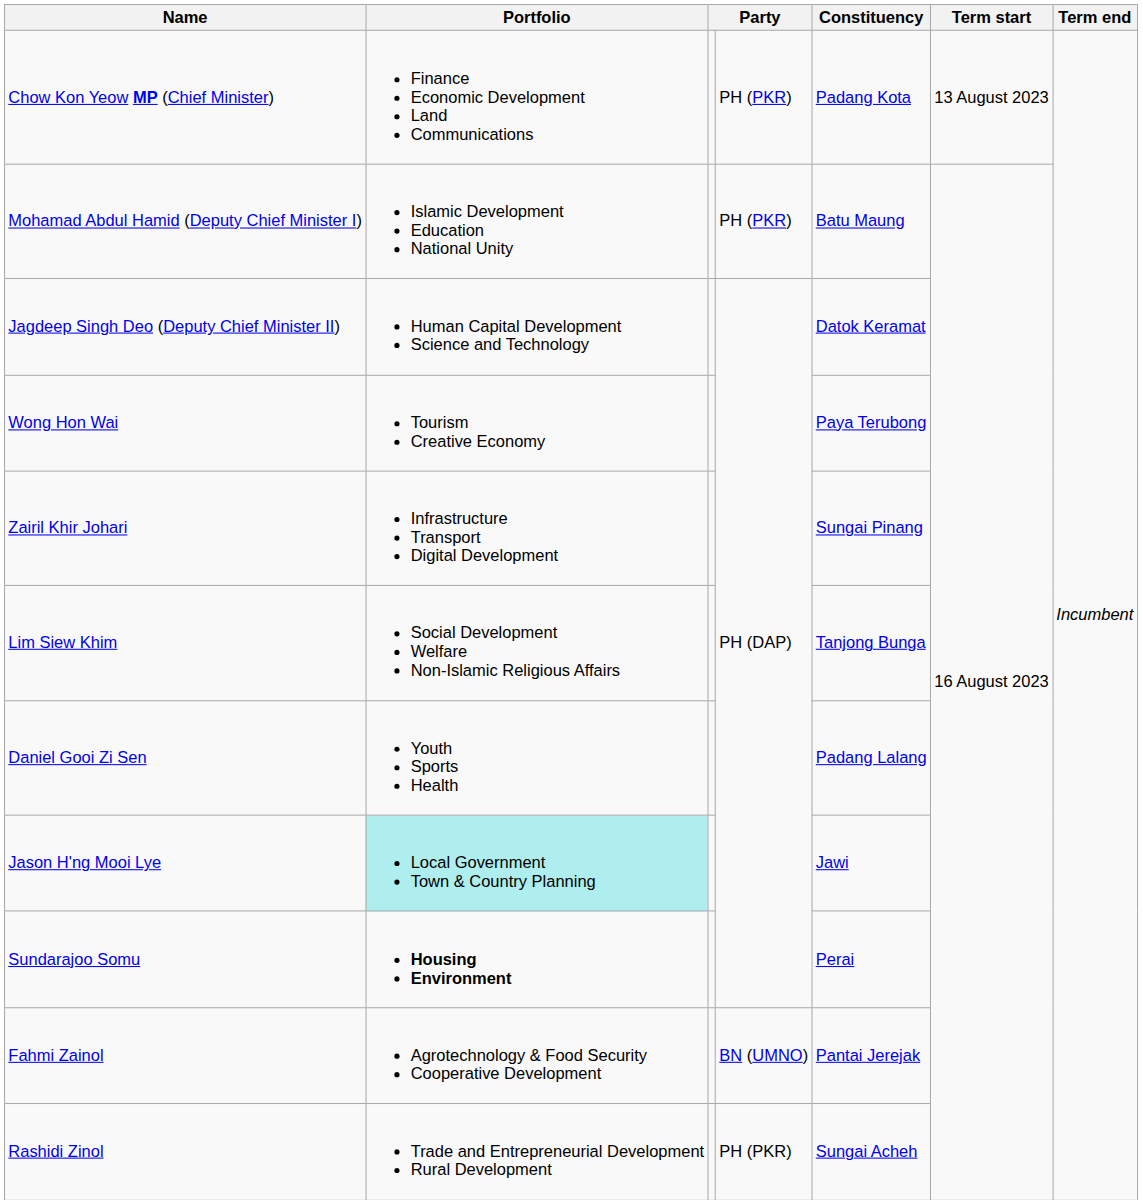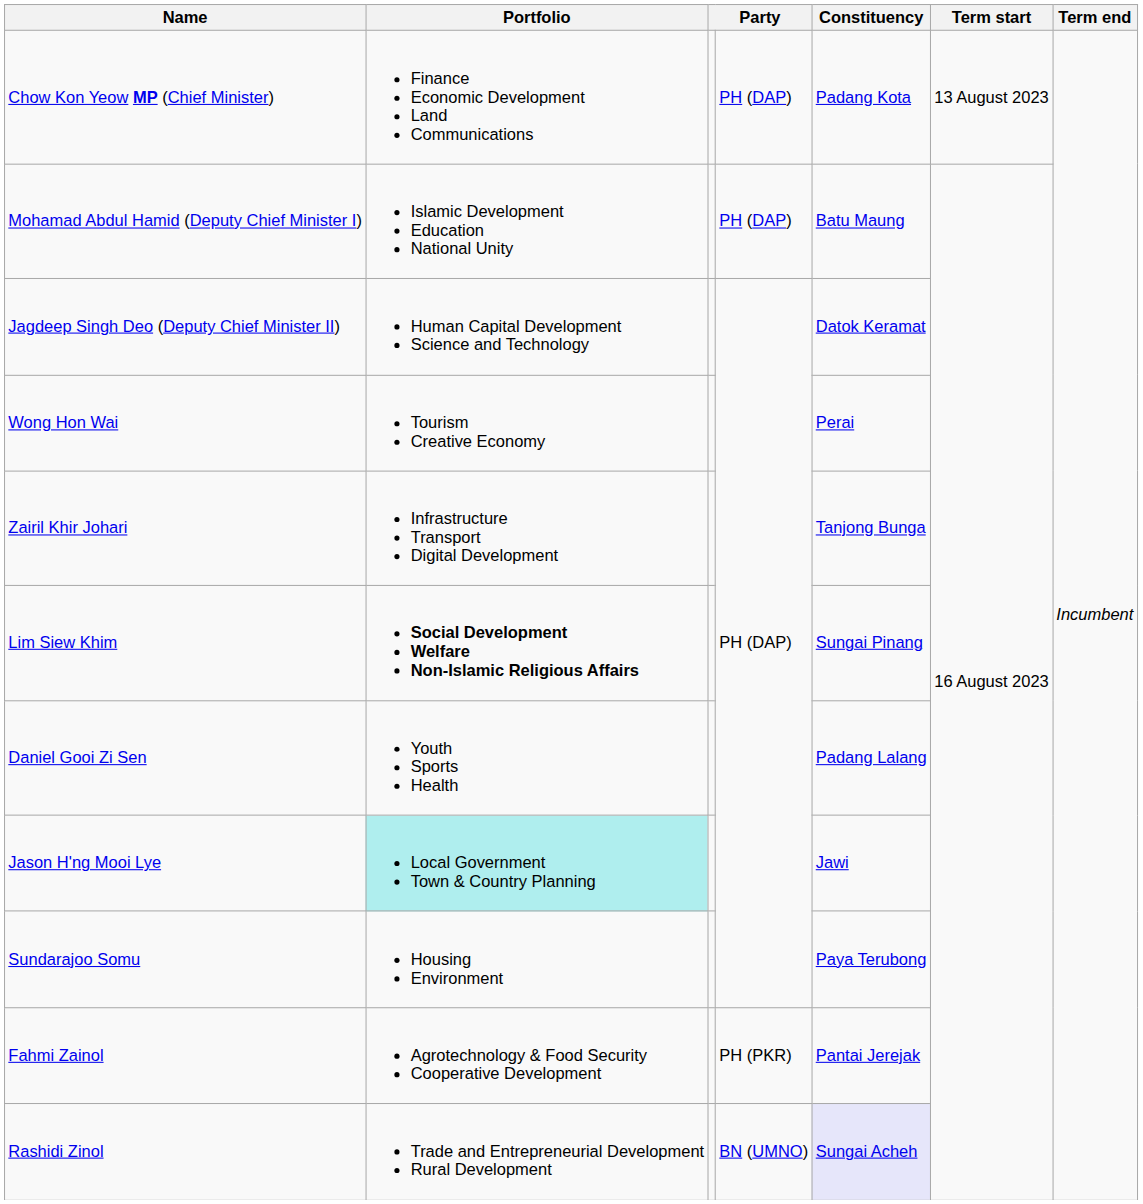(755, 97) PH (PKR) -> (755, 97) PH (DAP)
(755, 221) PH (PKR) -> (755, 221) PH (DAP)
(871, 422) Paya Terubong -> (835, 422) Perai
(869, 528) Sungai Pinang -> (871, 528) Tanjong Bunga
(537, 652) normal -> (537, 652) bold
(871, 643) Tanjong Bunga -> (869, 643) Sungai Pinang
(537, 969) bold -> (537, 969) normal
(835, 959) Perai -> (871, 959) Paya Terubong
(764, 1055) BN (UMNO) -> (755, 1055) PH (PKR)
(755, 1151) PH (PKR) -> (764, 1151) BN (UMNO)
(867, 1151) no background -> (867, 1151) lavender background
